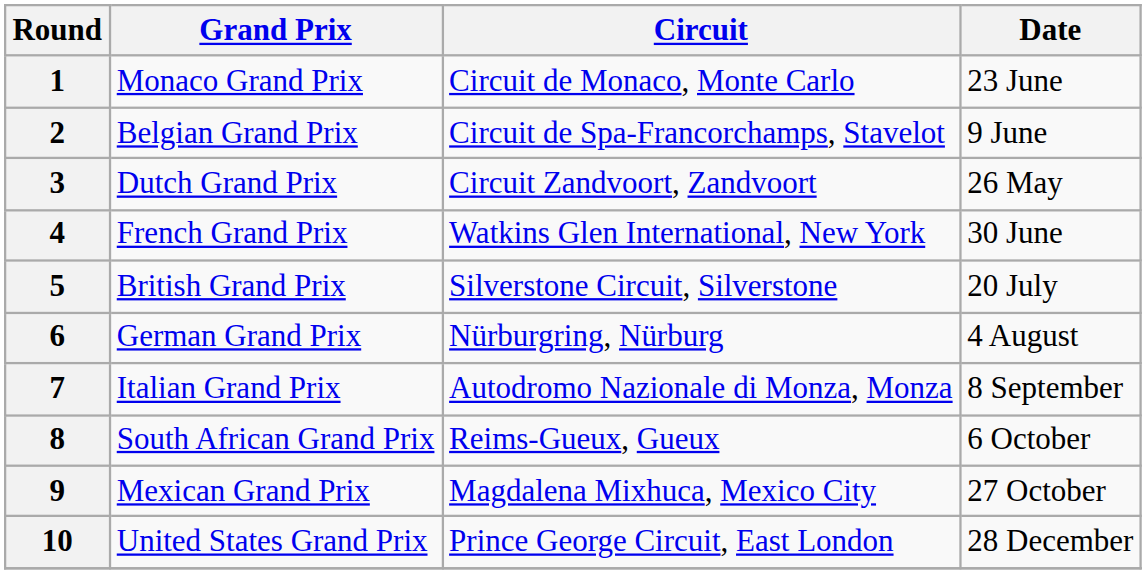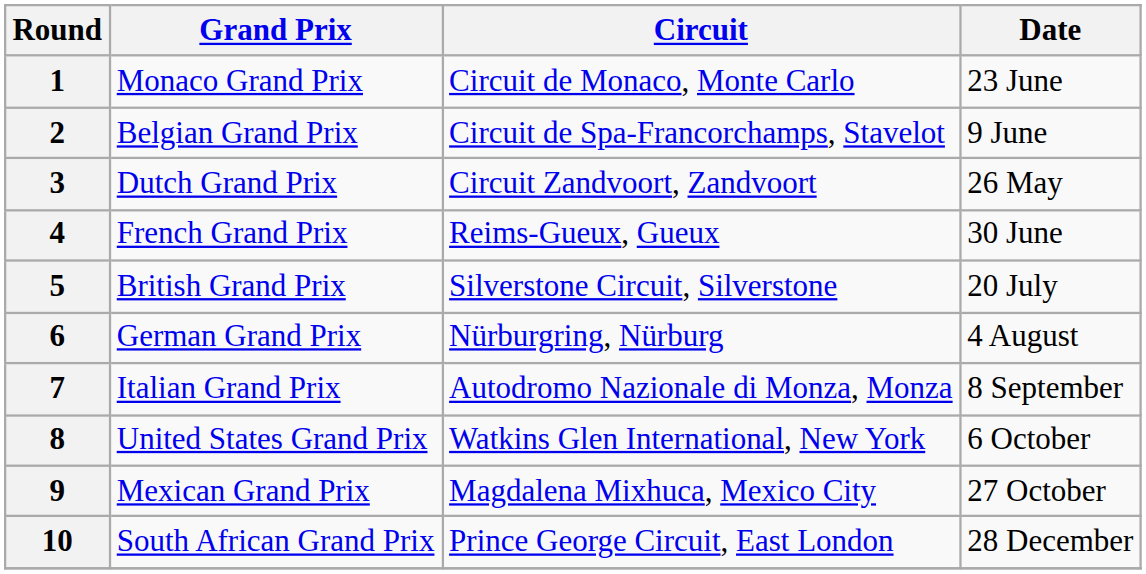(687, 234) Watkins Glen International, New York -> (584, 234) Reims-Gueux, Gueux
(276, 438) South African Grand Prix -> (272, 438) United States Grand Prix
(584, 438) Reims-Gueux, Gueux -> (687, 438) Watkins Glen International, New York
(272, 541) United States Grand Prix -> (276, 541) South African Grand Prix
